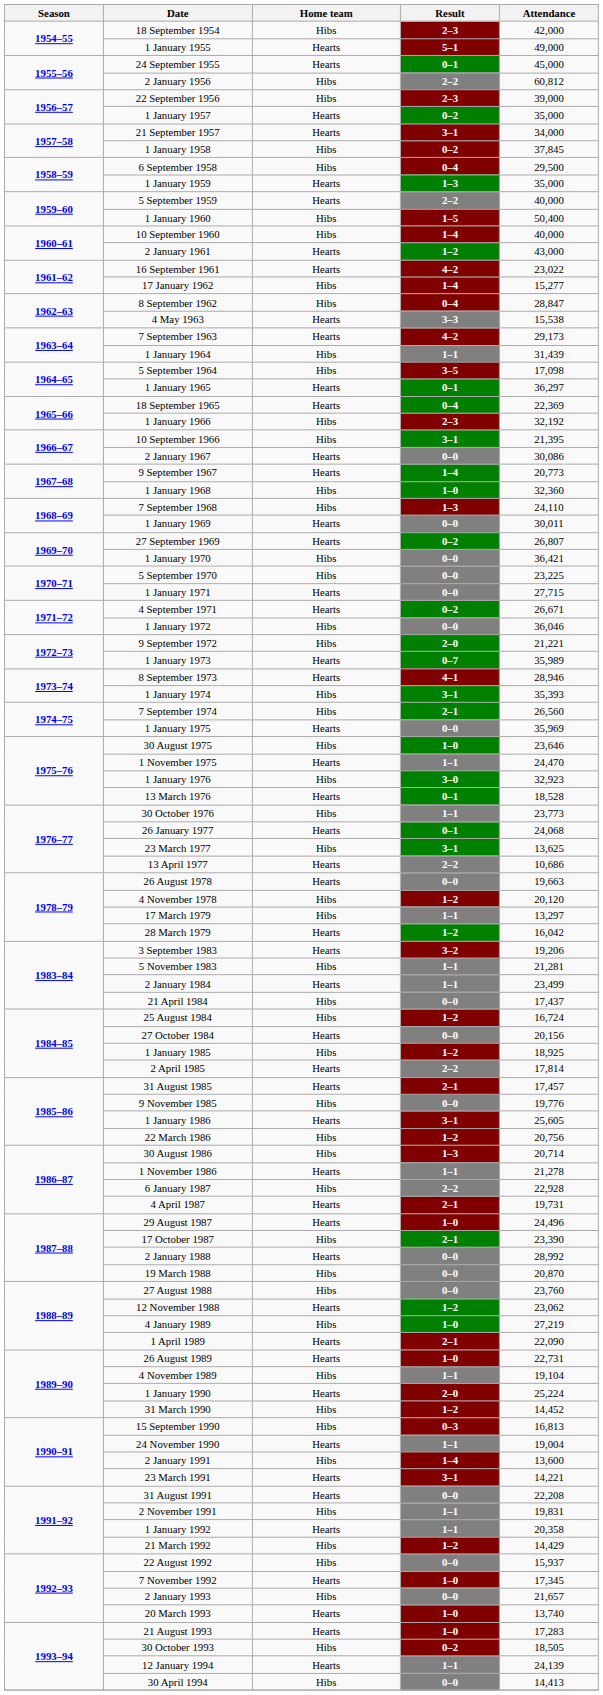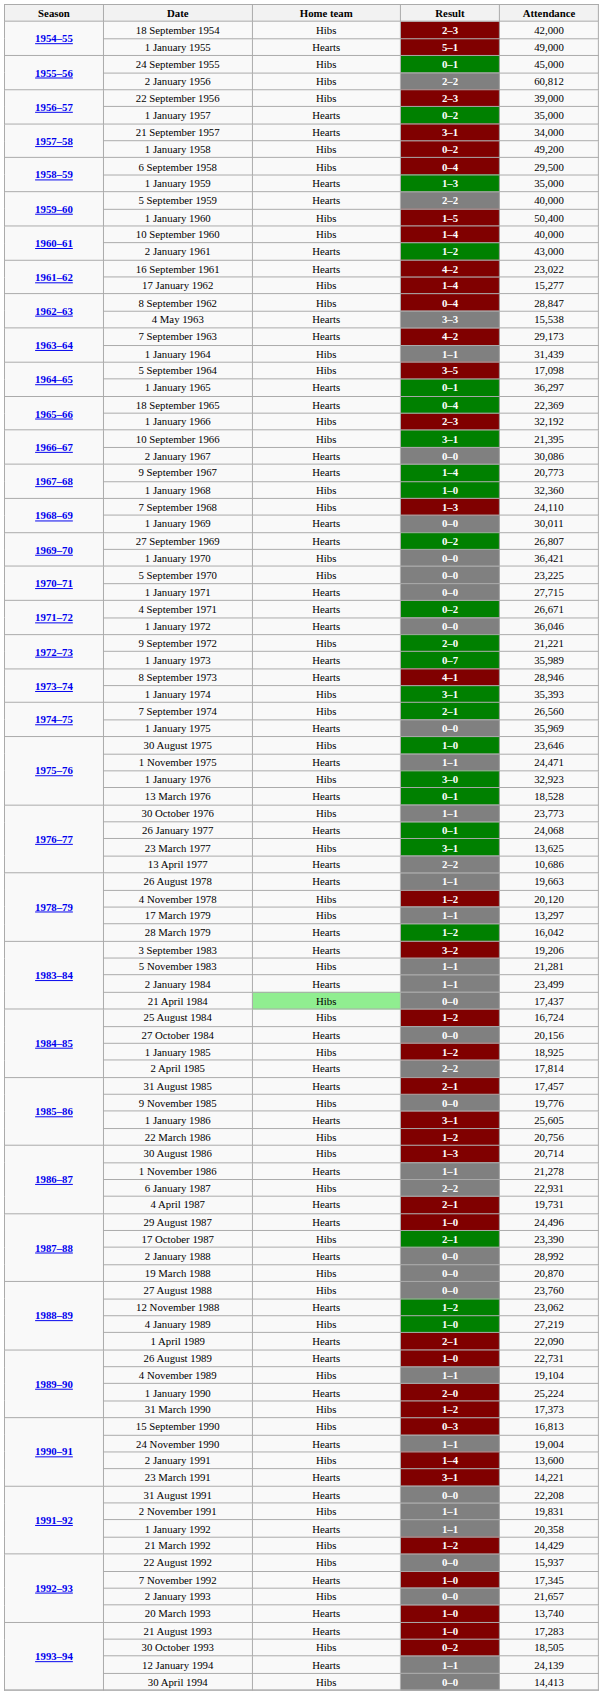(326, 64) Hearts -> (326, 64) Hibs
(549, 149) 37,845 -> (549, 149) 49,200
(326, 626) Hibs -> (326, 626) Hearts
(549, 762) 24,470 -> (549, 762) 24,471
(450, 881) 0–0 -> (450, 881) 1–1
(326, 1001) no background -> (326, 1001) lightgreen background
(549, 1188) 22,928 -> (549, 1188) 22,931
(549, 1409) 14,452 -> (549, 1409) 17,373
